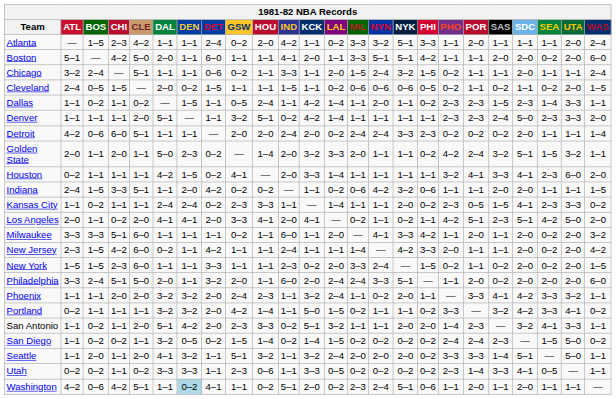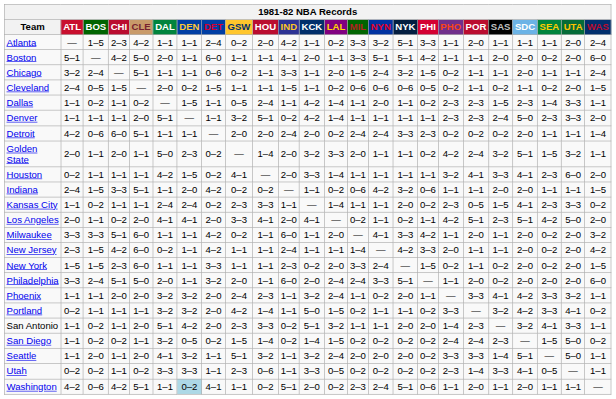(214, 235) 1–1 -> (214, 235) 4–2
